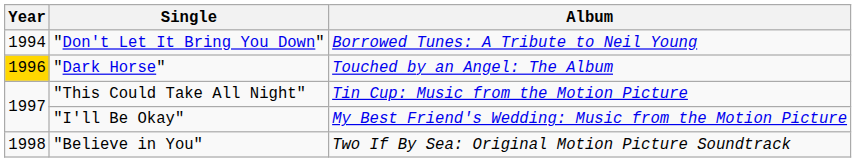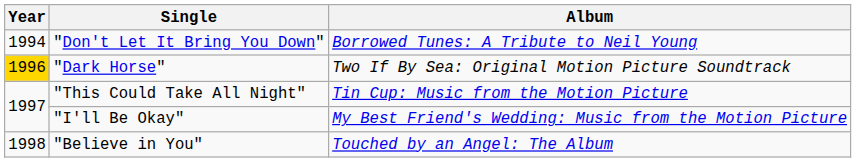(473, 68) Touched by an Angel: The Album -> (562, 68) Two If By Sea: Original Motion Picture Soundtrack
(562, 144) Two If By Sea: Original Motion Picture Soundtrack -> (473, 144) Touched by an Angel: The Album
